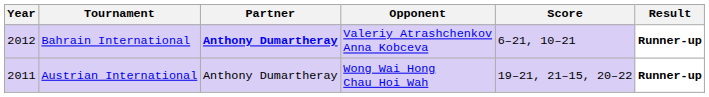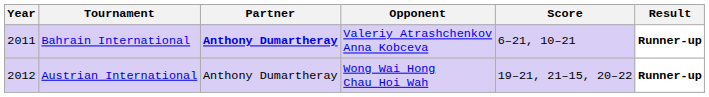(22, 41) 2012 -> (22, 41) 2011
(22, 75) 2011 -> (22, 75) 2012
